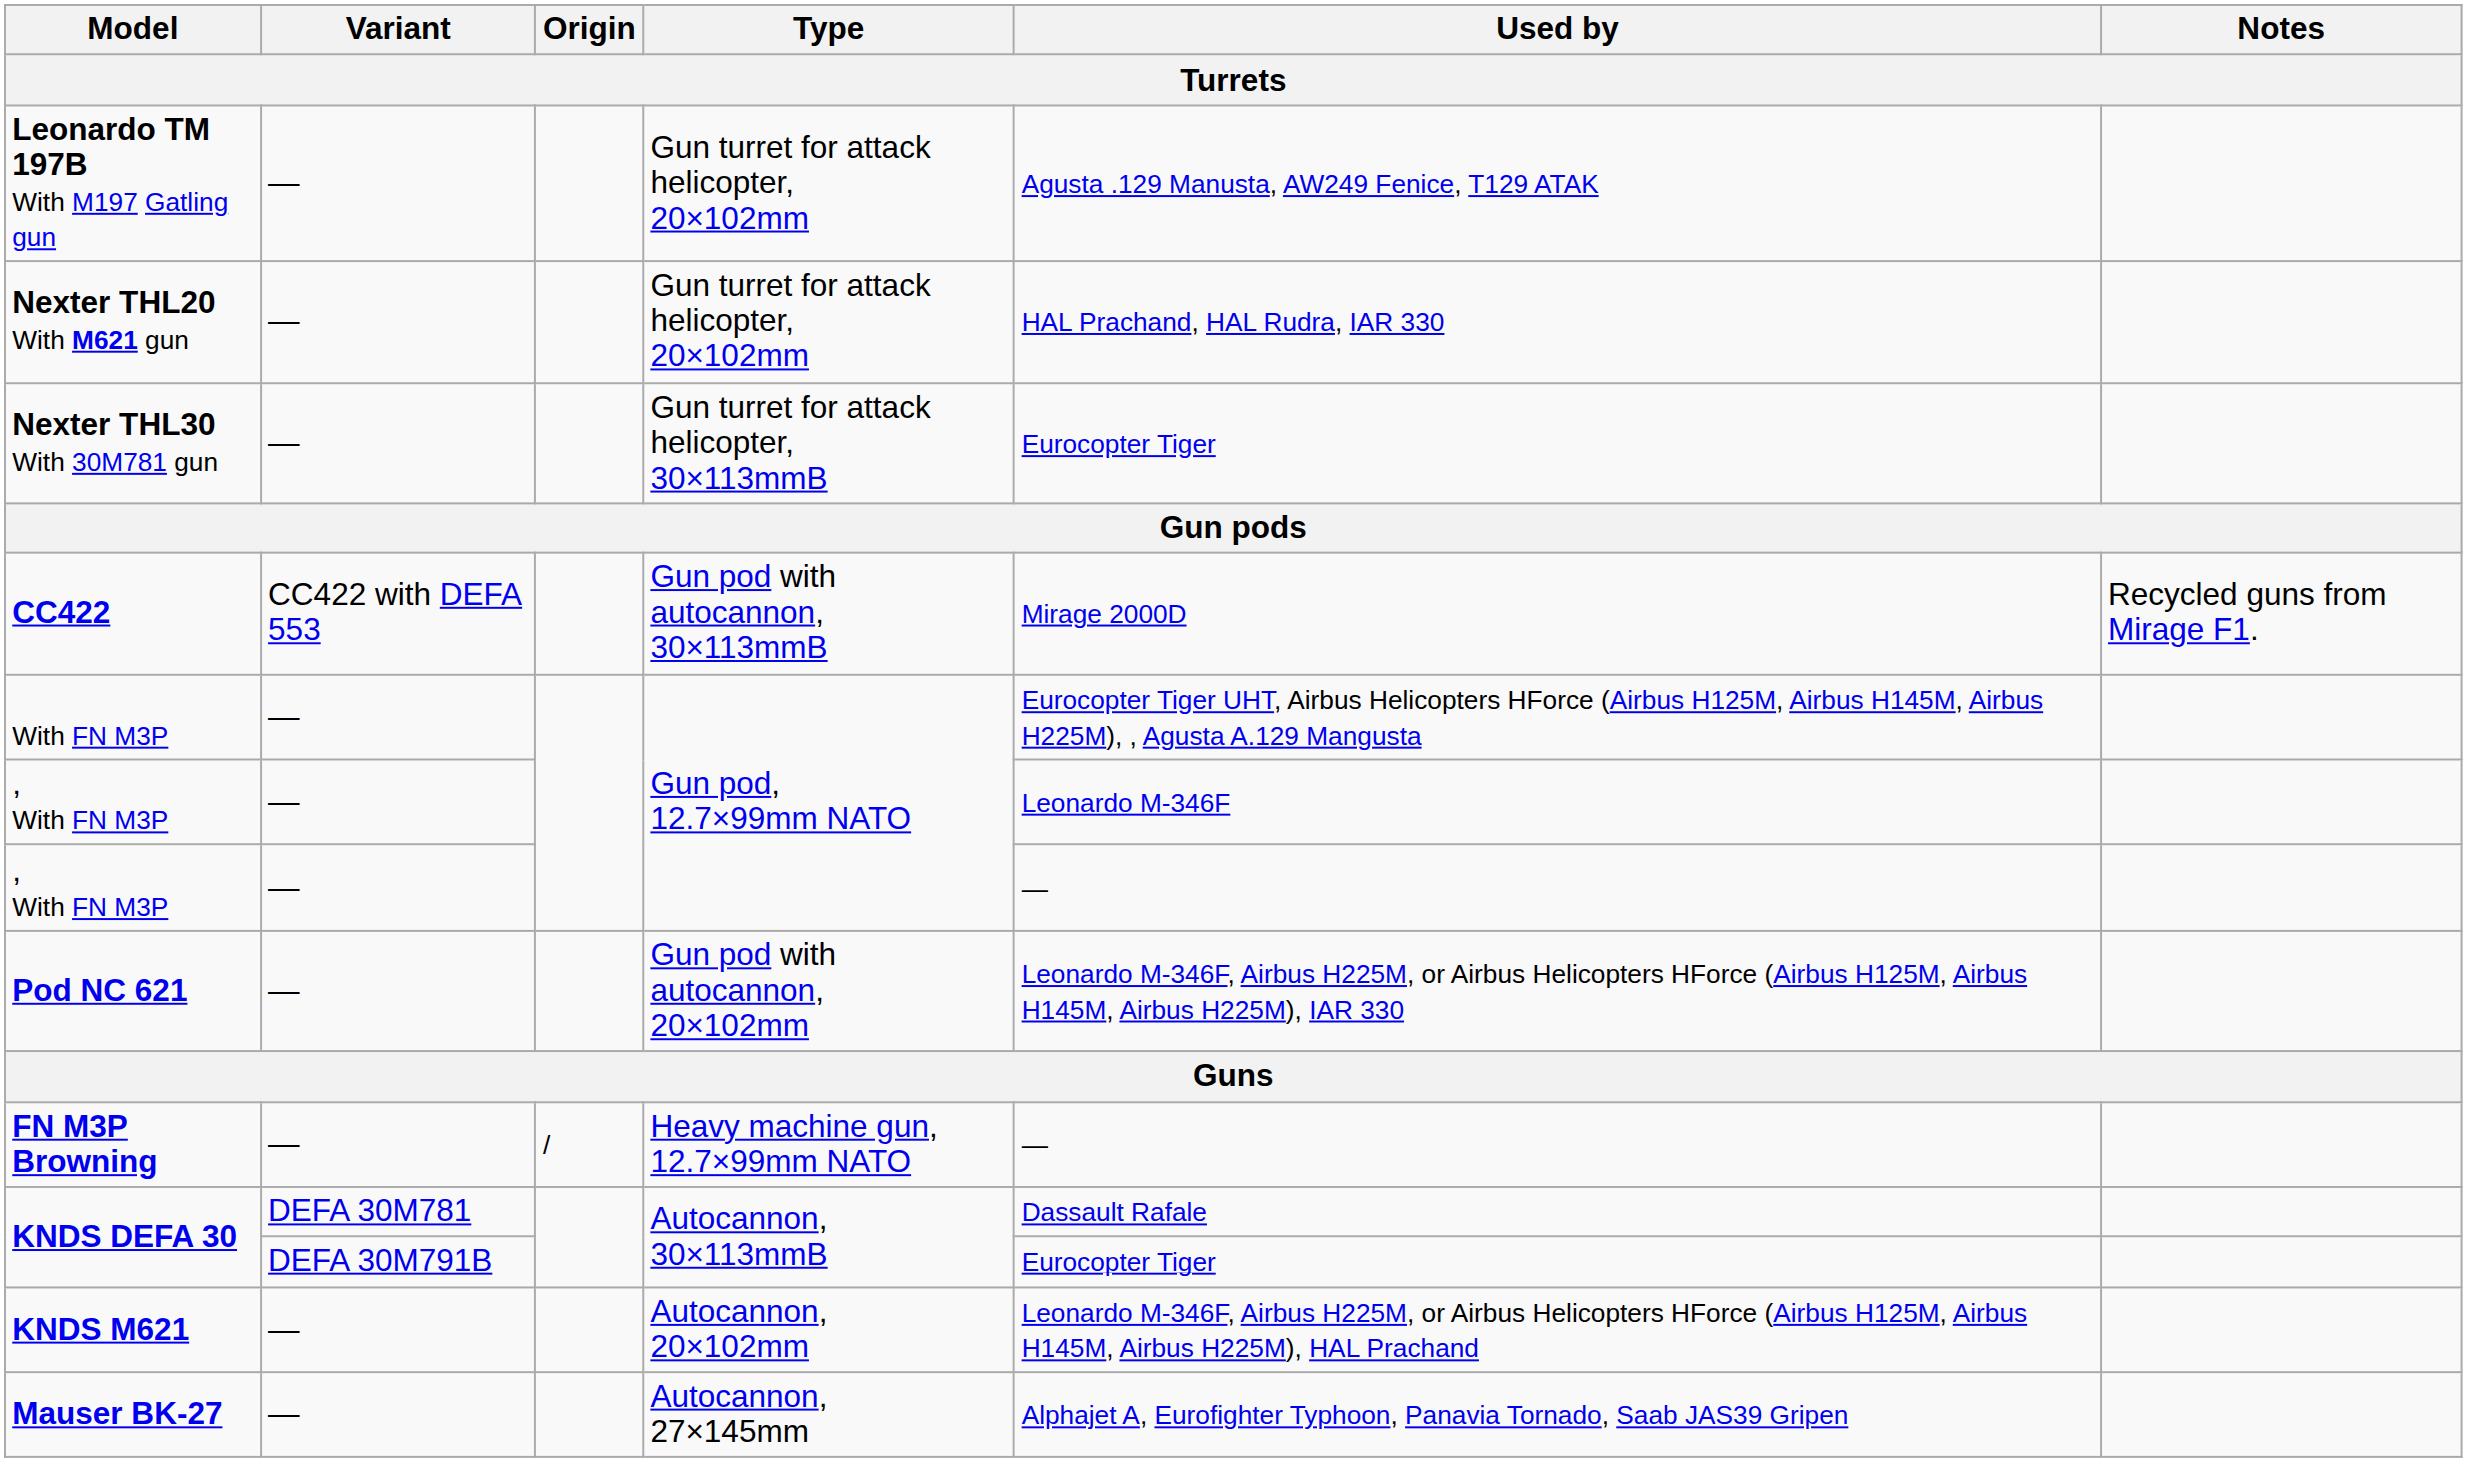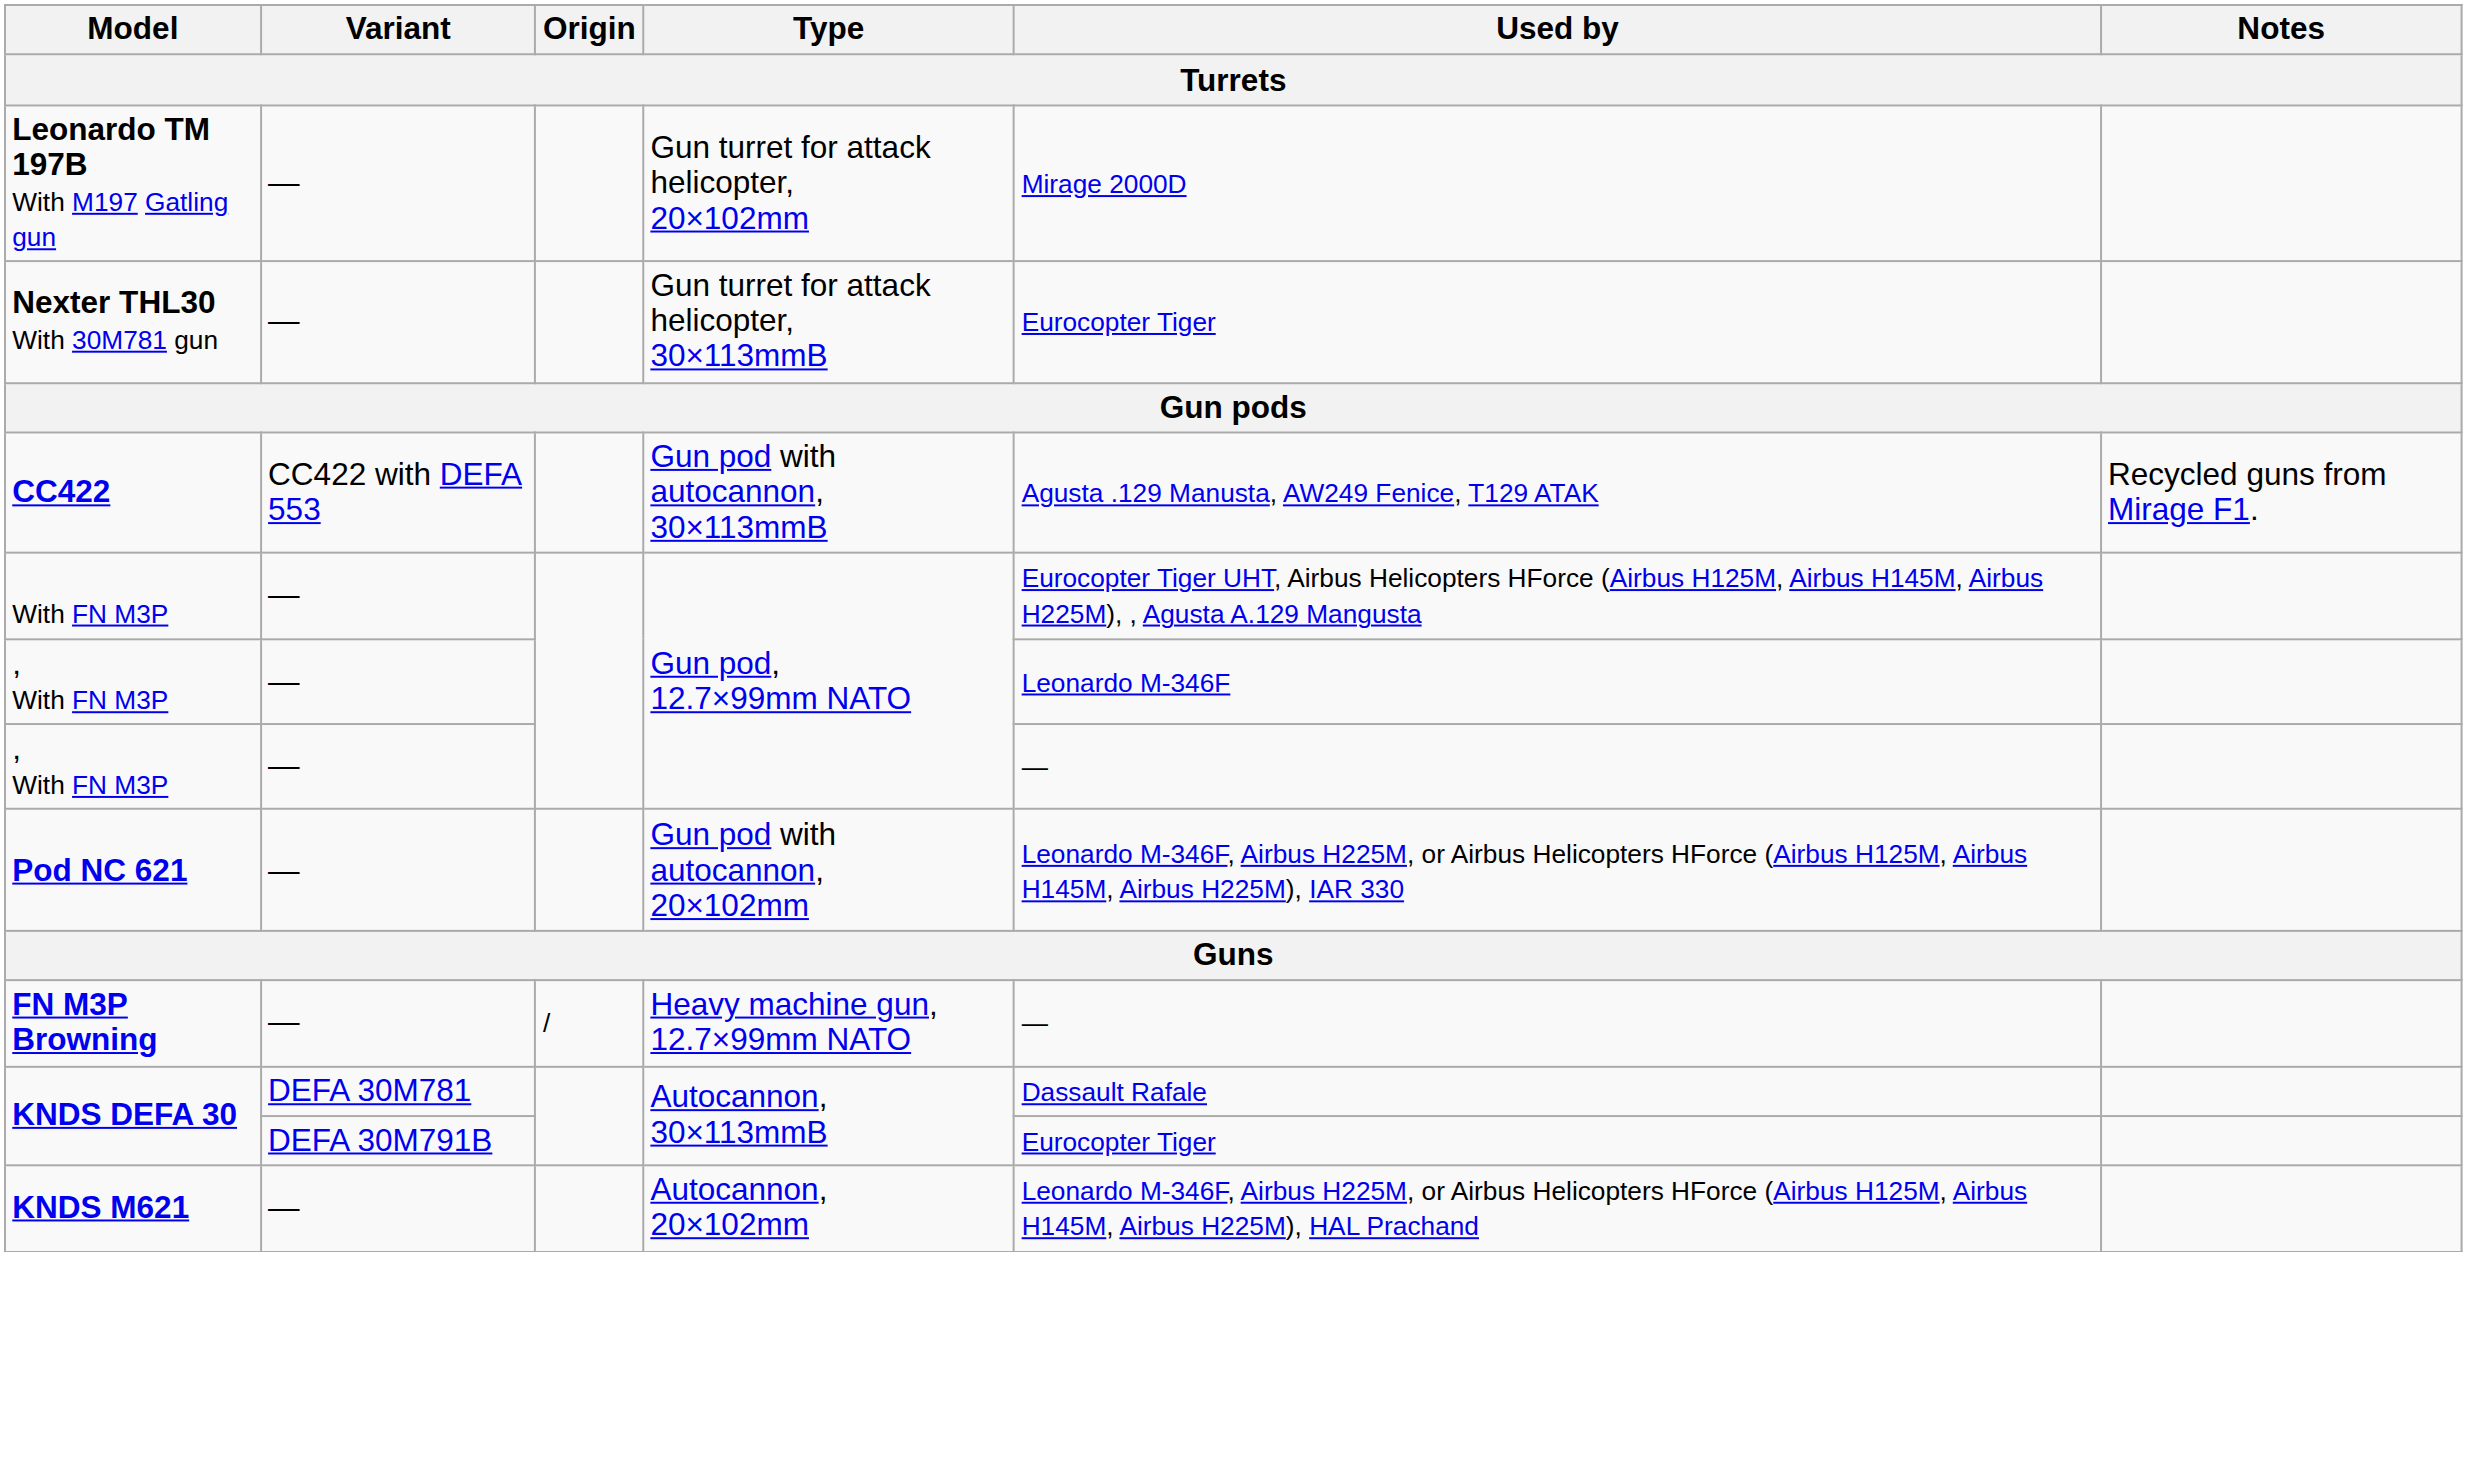(1310, 184) Agusta .129 Manusta, AW249 Fenice, T129 ATAK -> (1104, 182) Mirage 2000D
- row: (114, 321)
(1104, 613) Mirage 2000D -> (1310, 494) Agusta .129 Manusta, AW249 Fenice, T129 ATAK
- row: (117, 1414)
